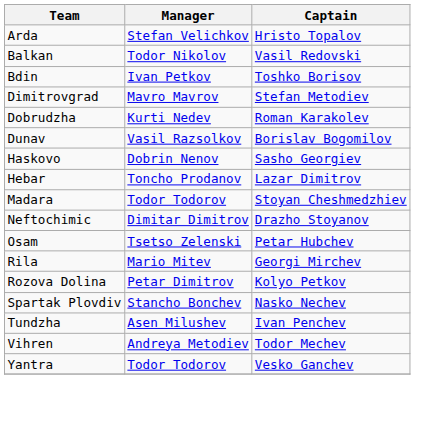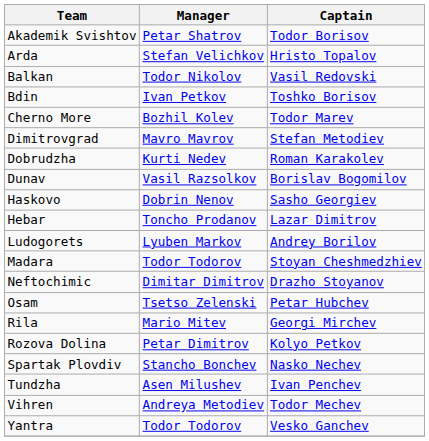+ row: (72, 35)
+ row: (49, 118)
+ row: (45, 241)
